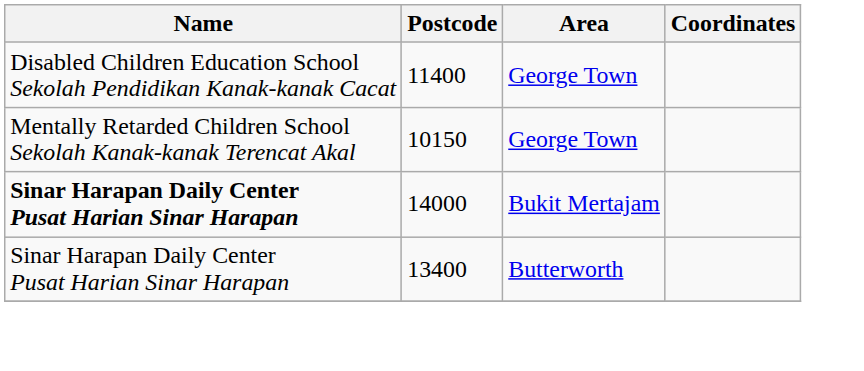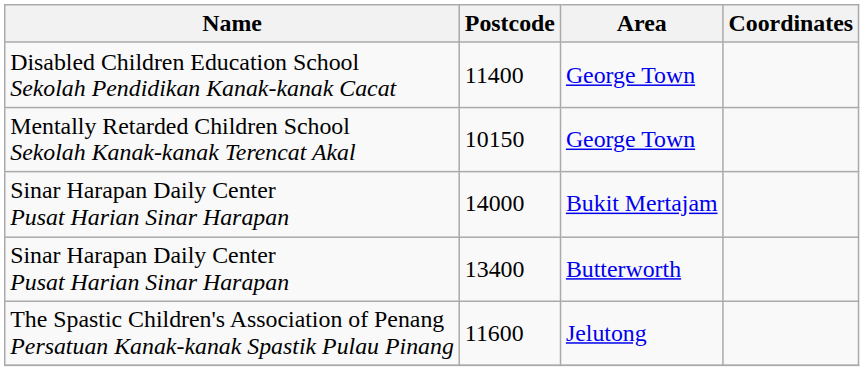(155, 203) bold -> (150, 203) normal
+ row: (494, 333)
